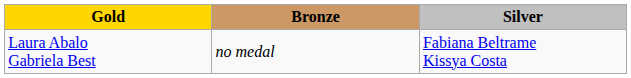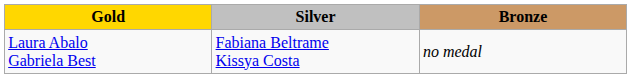columns swapped: (523, 17) <-> (316, 17)
